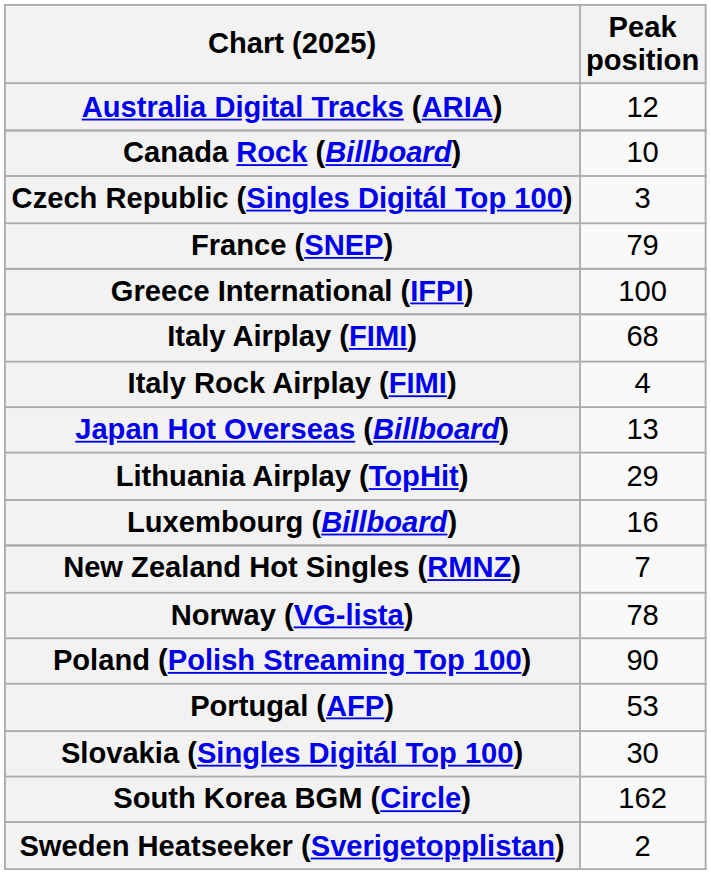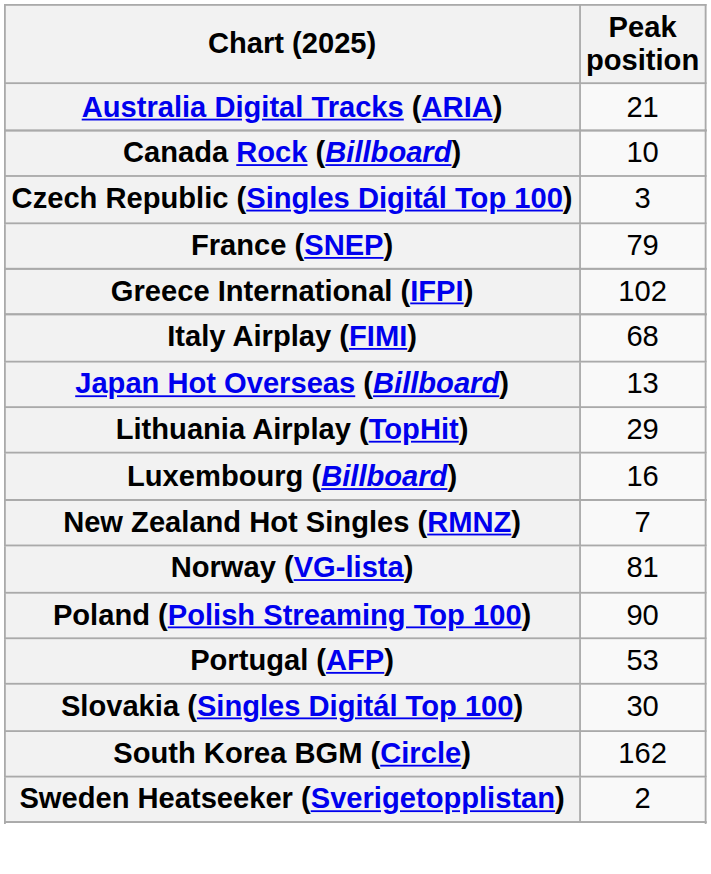(643, 106) 12 -> (643, 106) 21
(643, 291) 100 -> (643, 291) 102
- row: (292, 383)
(643, 614) 78 -> (643, 568) 81
